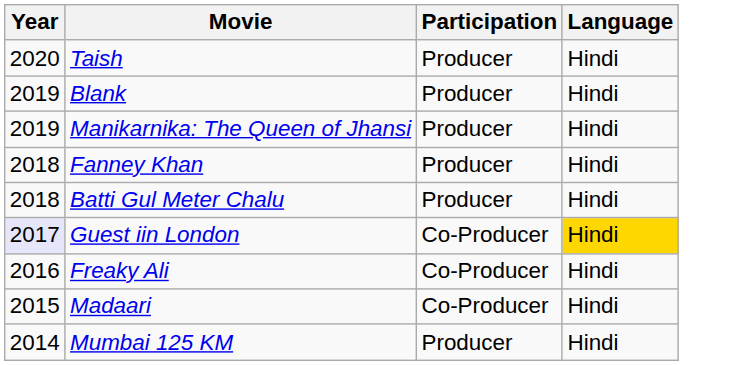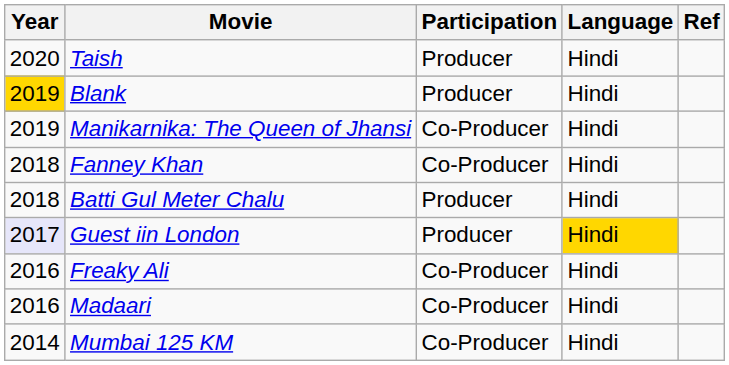+ column: (702, 22)
(35, 93) no background -> (35, 93) gold background
(467, 128) Producer -> (485, 128) Co-Producer
(467, 164) Producer -> (485, 164) Co-Producer
(485, 235) Co-Producer -> (467, 235) Producer
(35, 306) 2015 -> (35, 306) 2016
(467, 341) Producer -> (485, 341) Co-Producer
